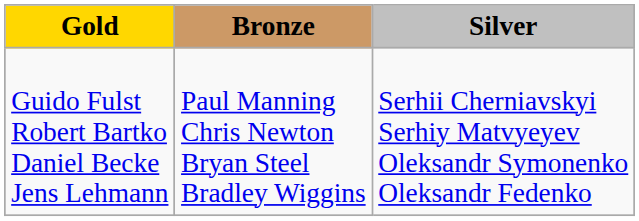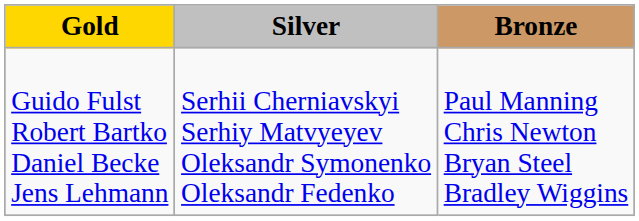columns swapped: (503, 26) <-> (273, 26)
